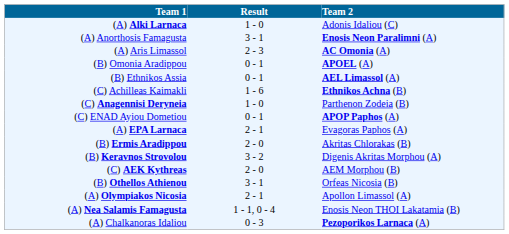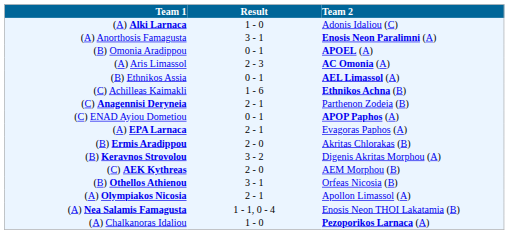rows swapped: (140, 64) <-> (150, 51)
(254, 103) 1 - 0 -> (254, 103) 2 - 1
(254, 222) 0 - 3 -> (254, 222) 1 - 0
